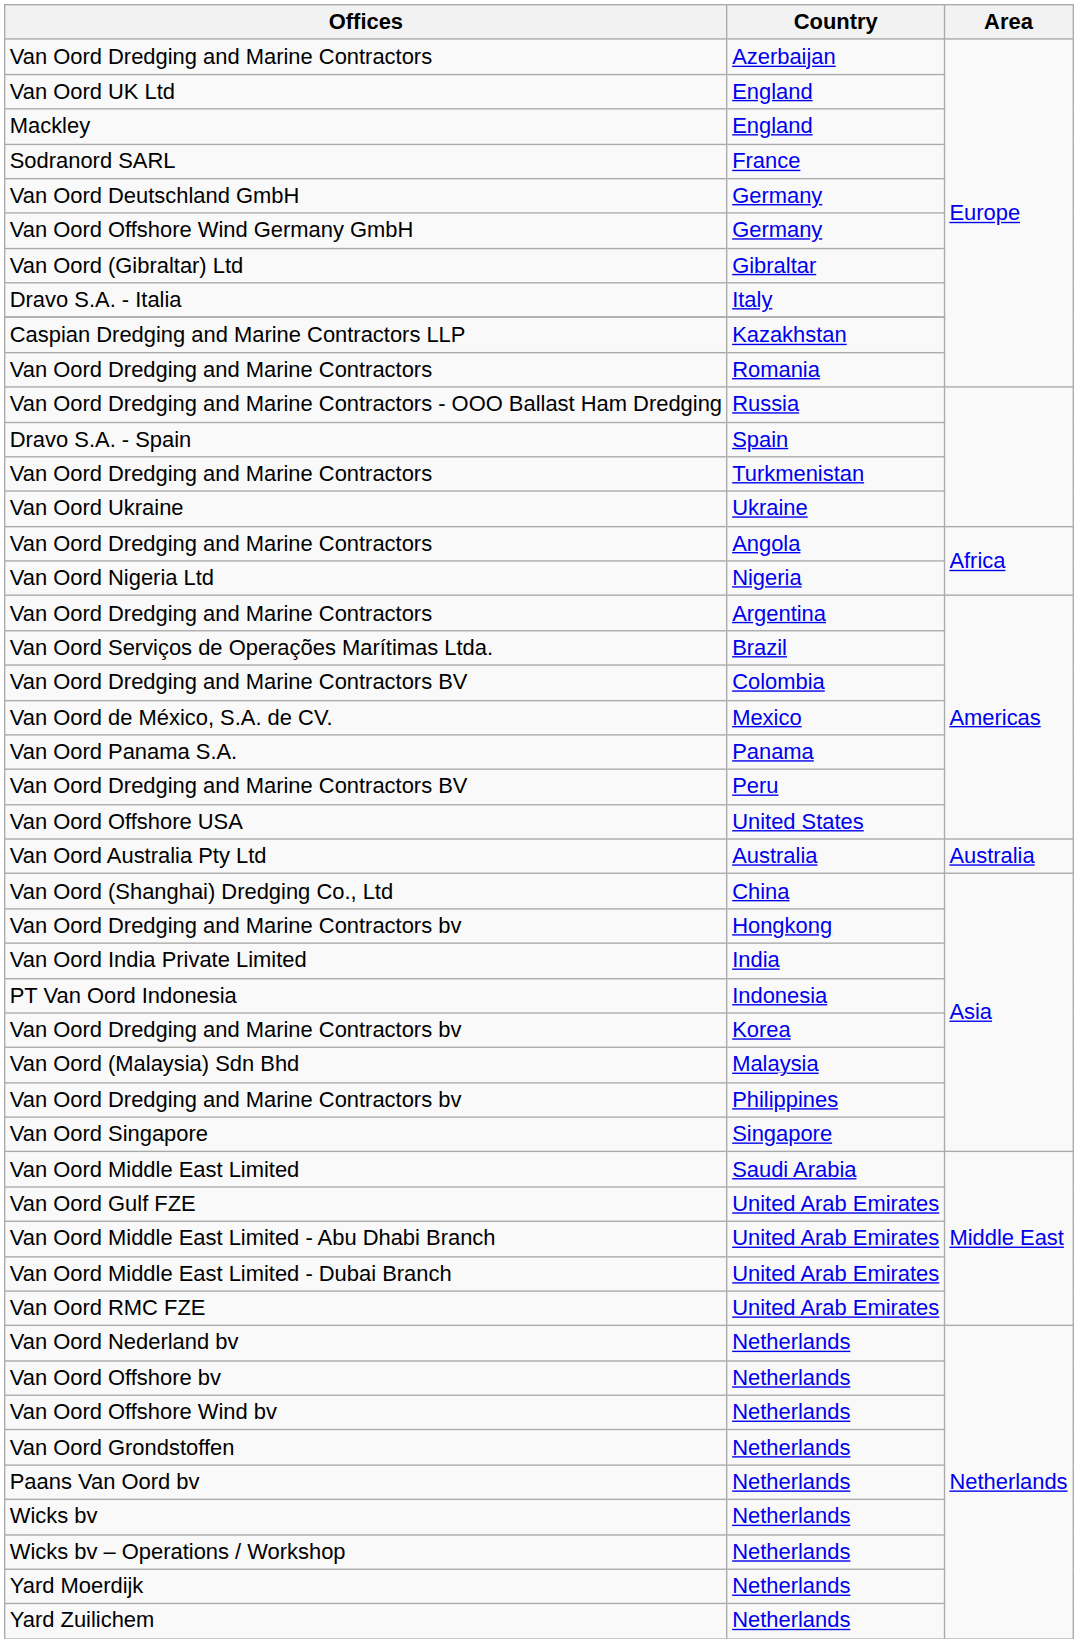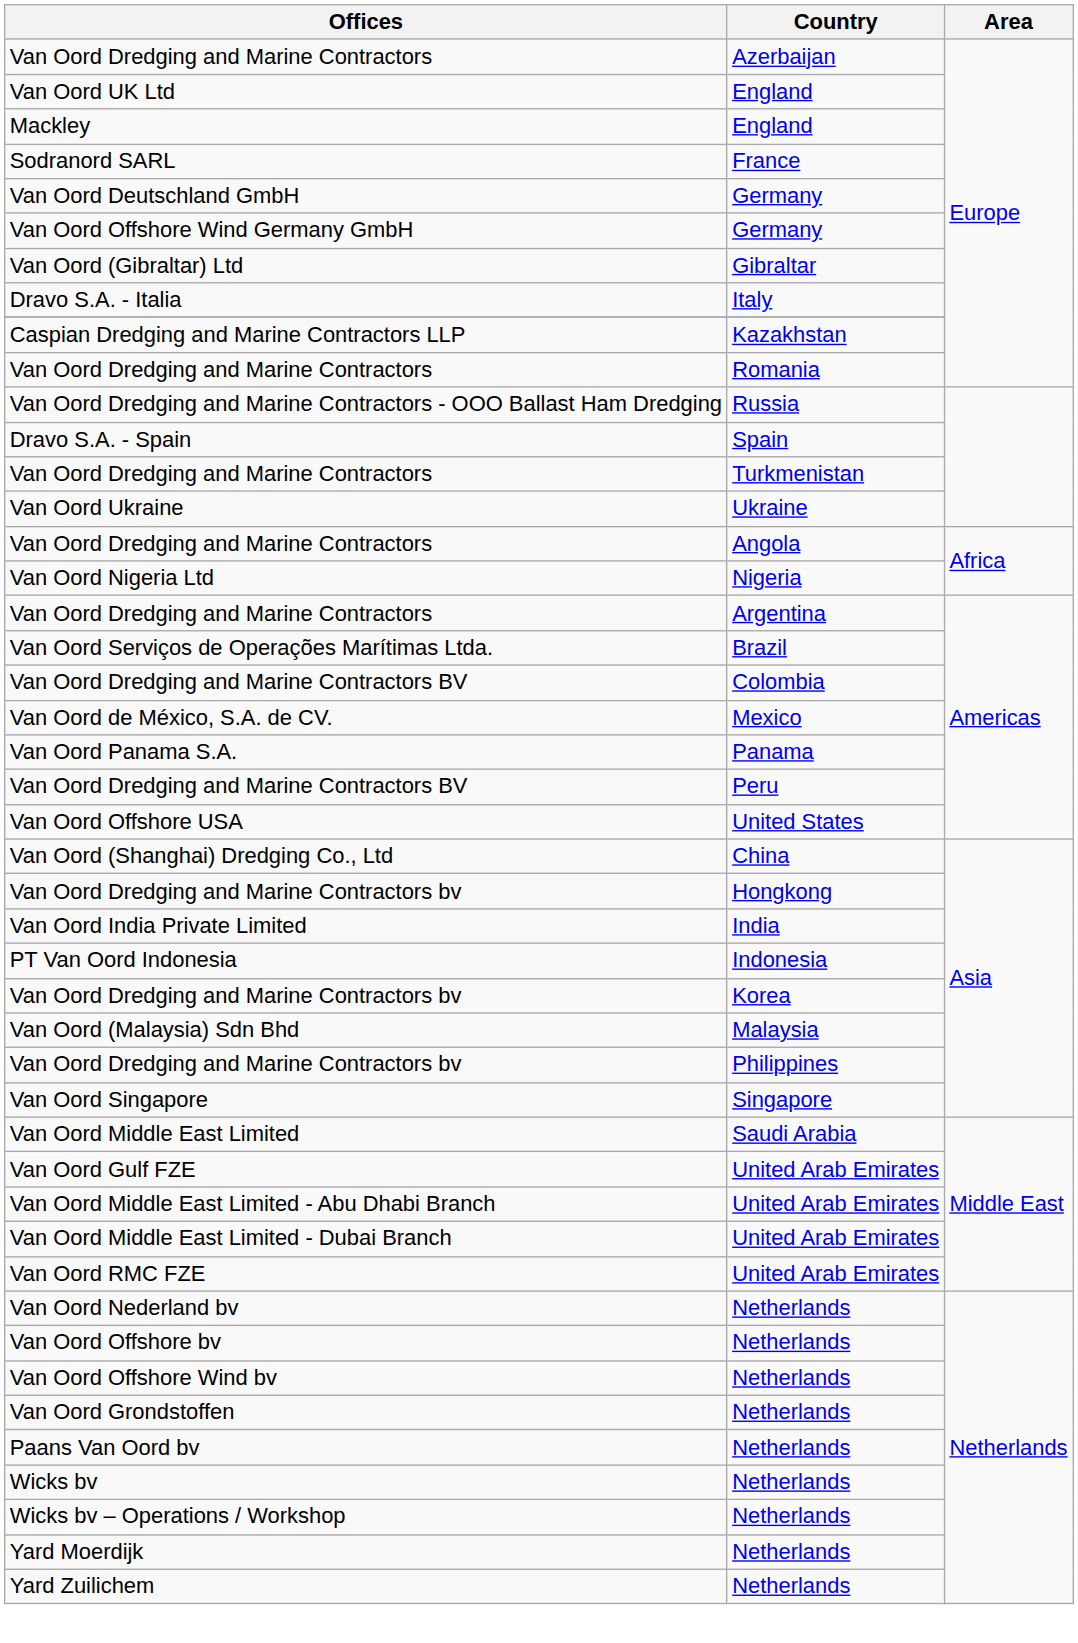- row: (138, 856)
